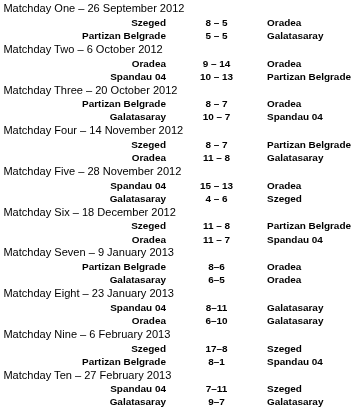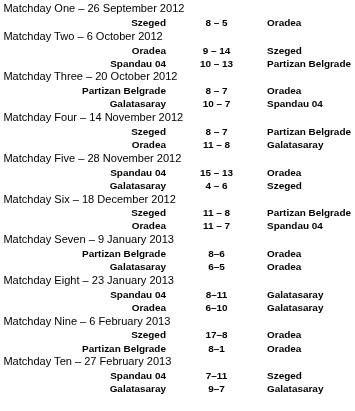- row: (124, 36)
(284, 63) Oradea -> (284, 50) Szeged
(284, 348) Szeged -> (284, 335) Oradea
(295, 361) Spandau 04 -> (284, 348) Oradea
